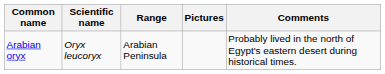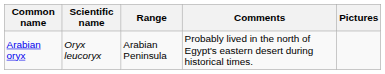columns swapped: (303, 17) <-> (204, 17)
